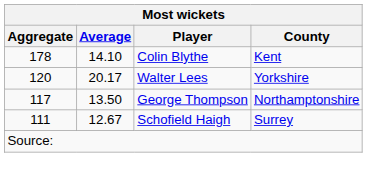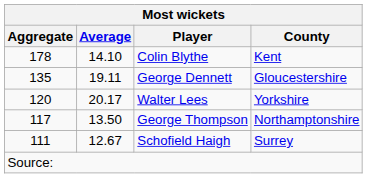+ row: (185, 78)
